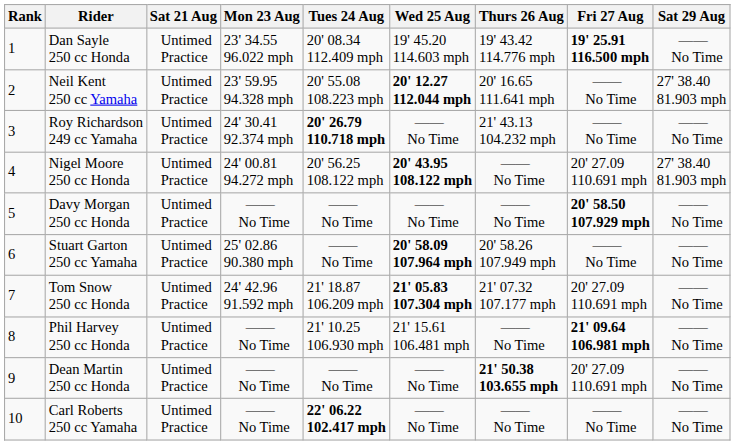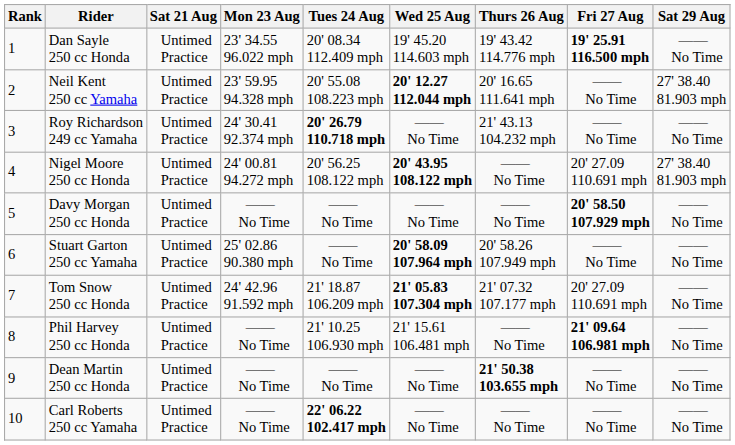(609, 377) 20' 27.09 110.691 mph -> (604, 377) —— No Time
